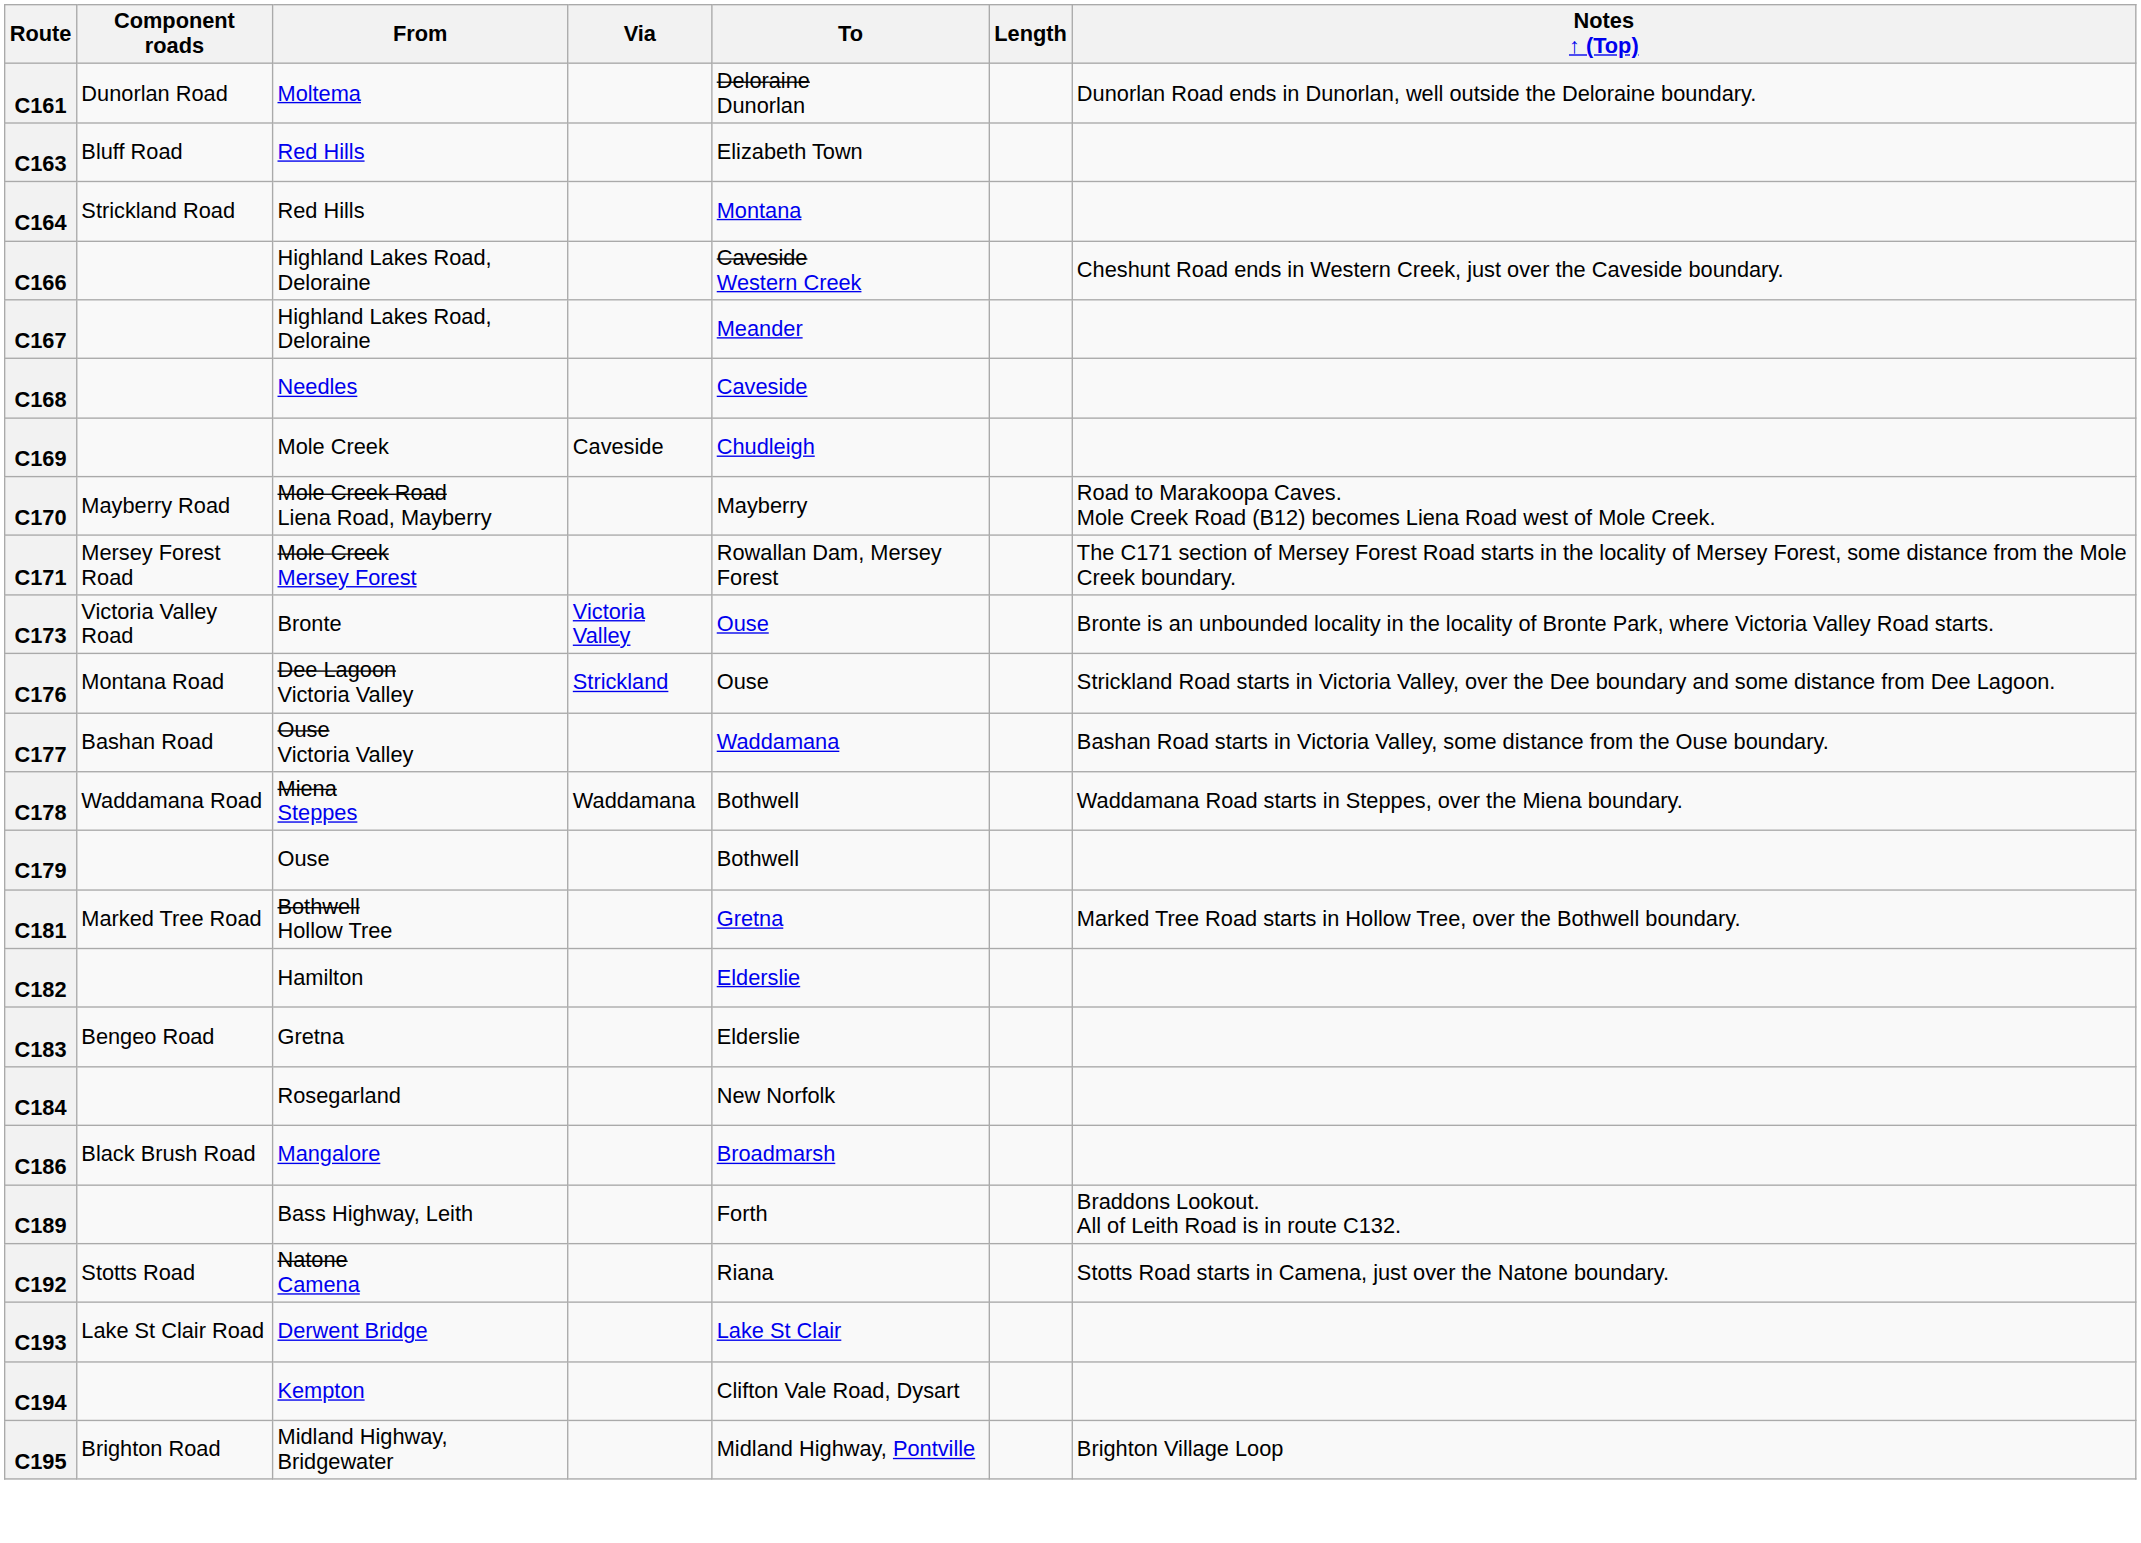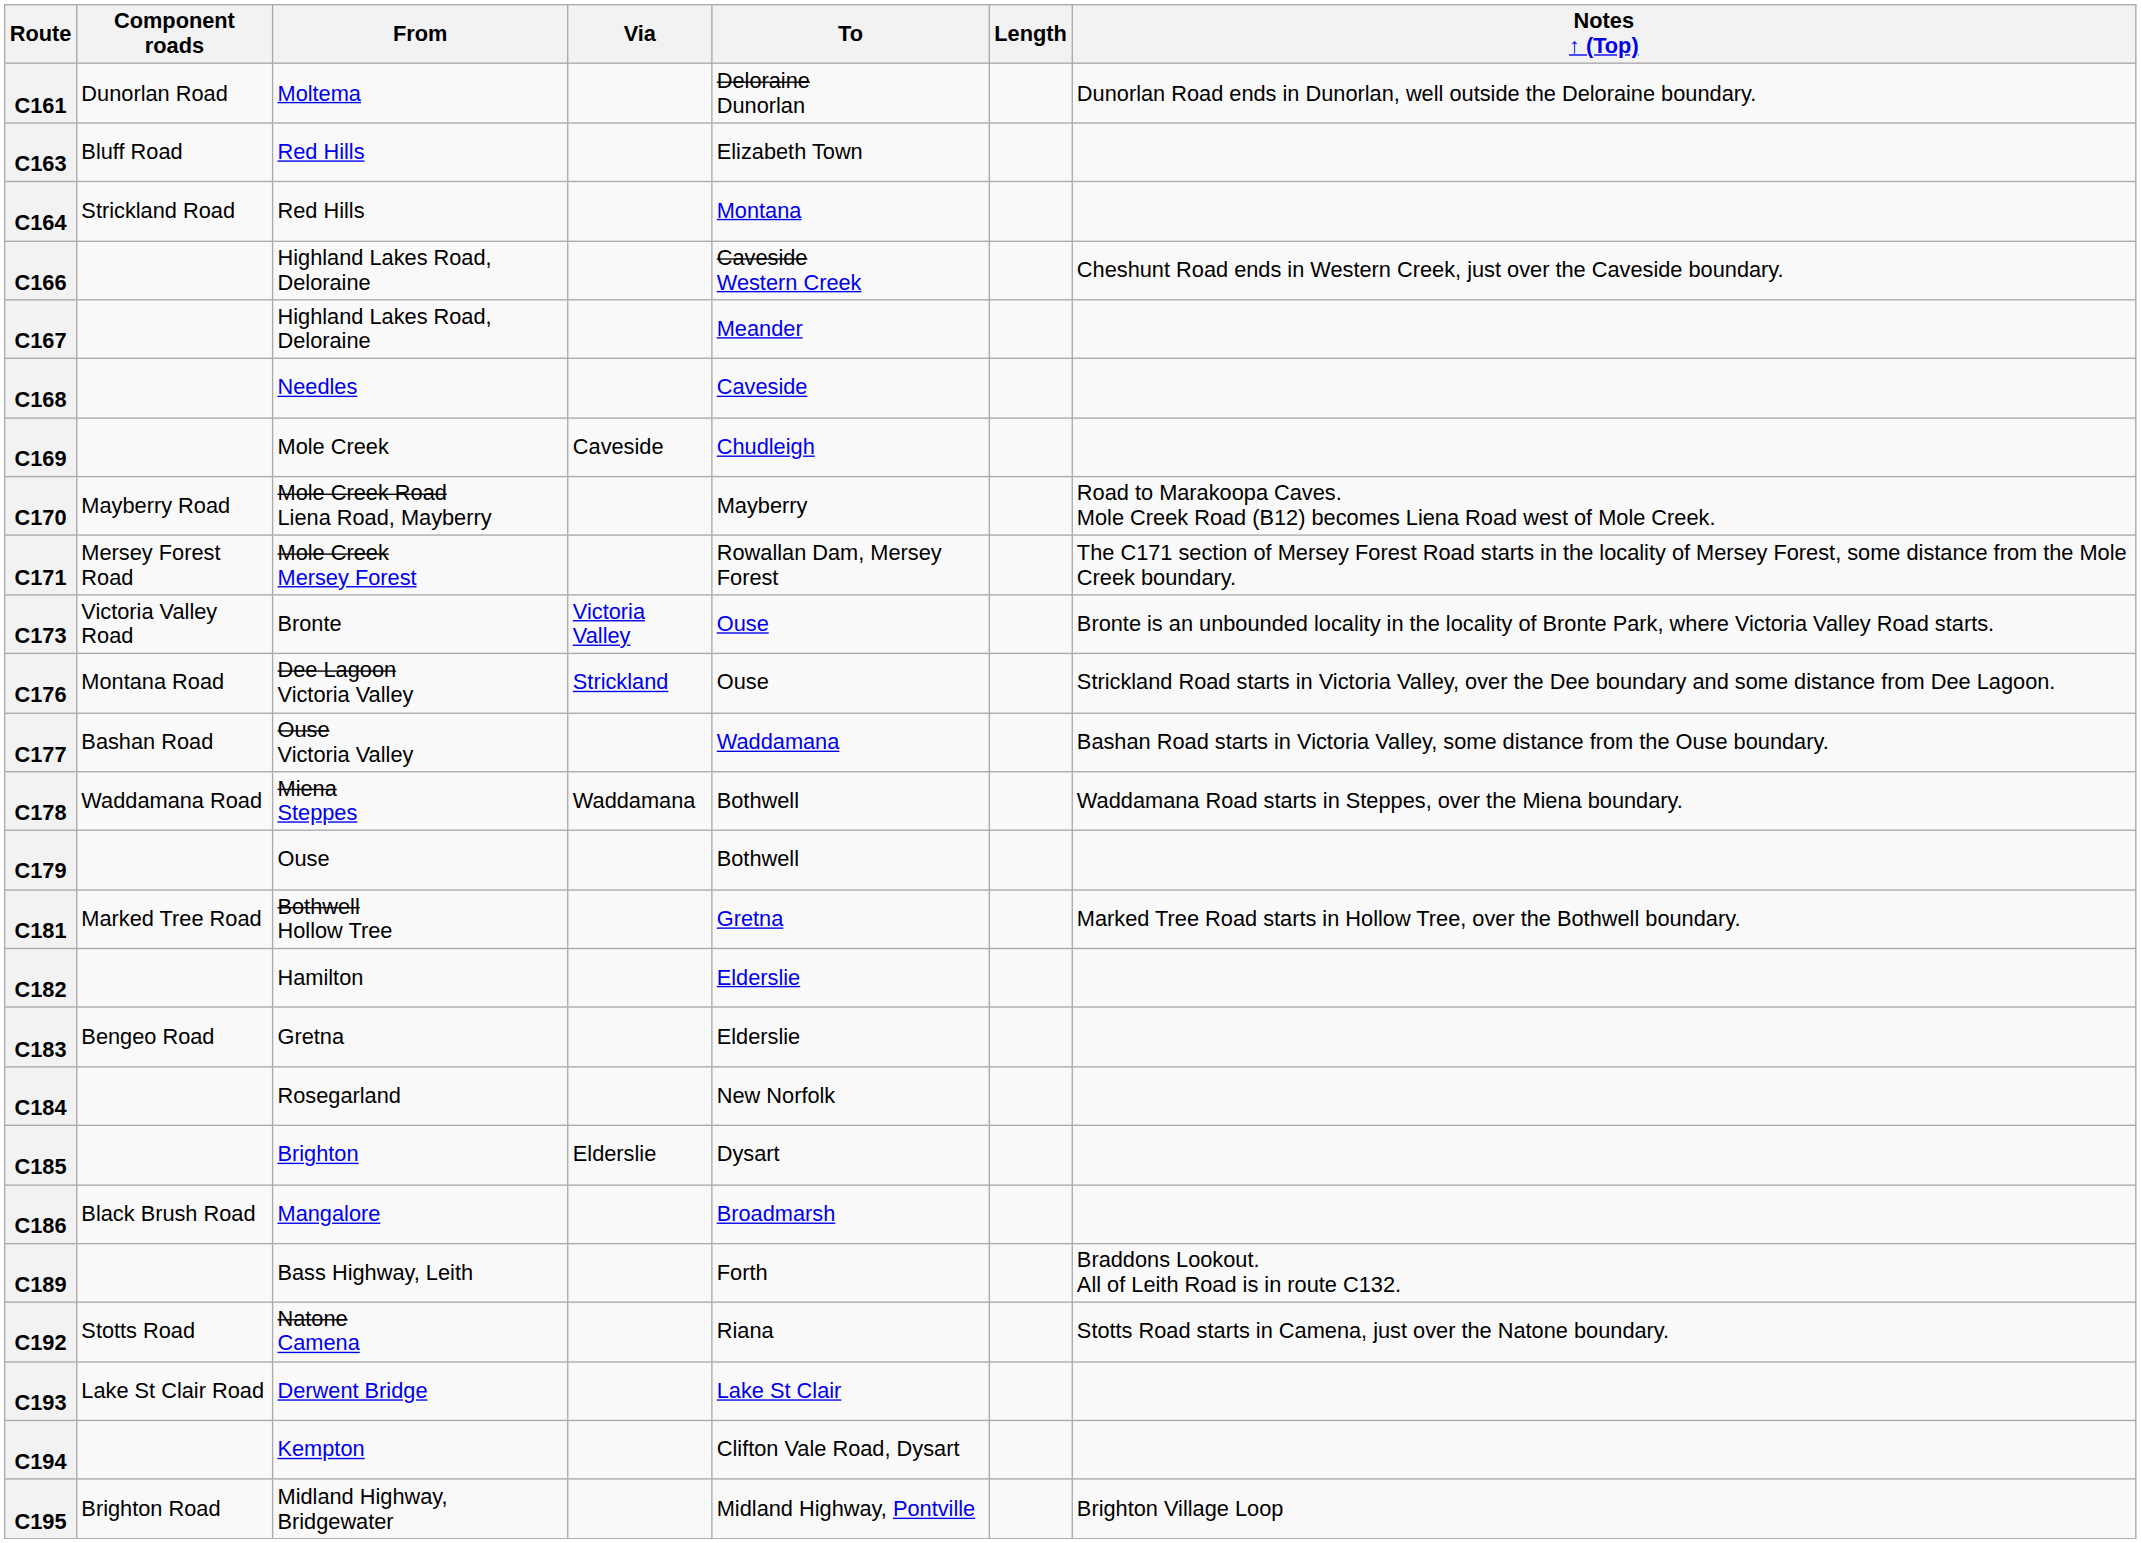+ row: (41, 1167)
